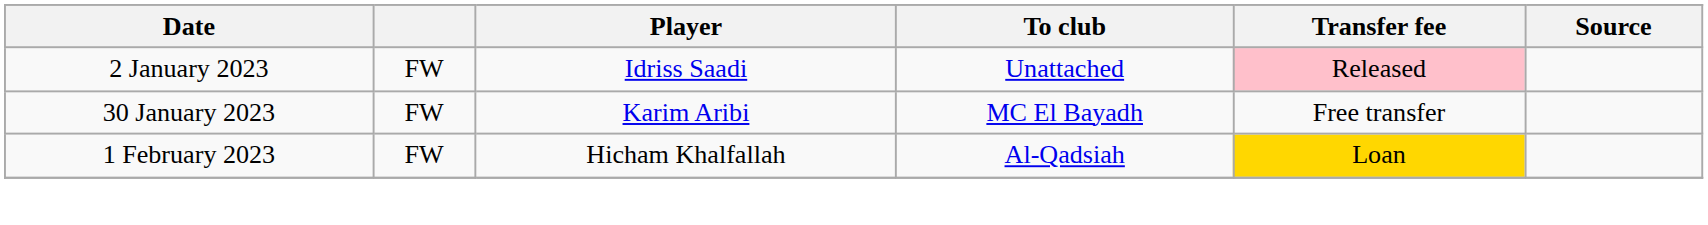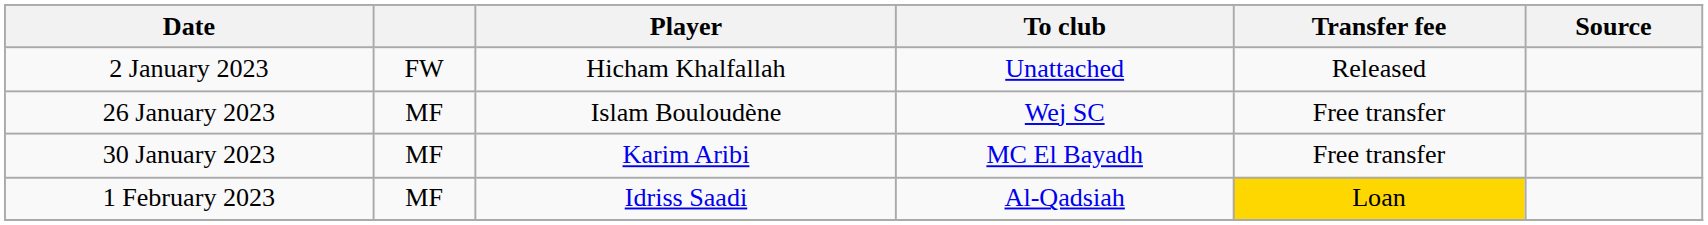(686, 68) Idriss Saadi -> (686, 68) Hicham Khalfallah
(1379, 68) pink background -> (1379, 68) no background
+ row: (189, 111)
(424, 111) FW -> (424, 154) MF
(424, 154) FW -> (424, 197) MF
(686, 154) Hicham Khalfallah -> (686, 197) Idriss Saadi
